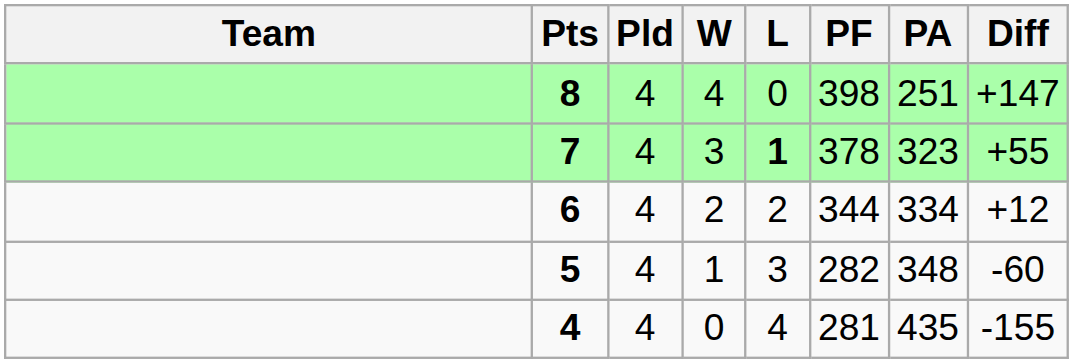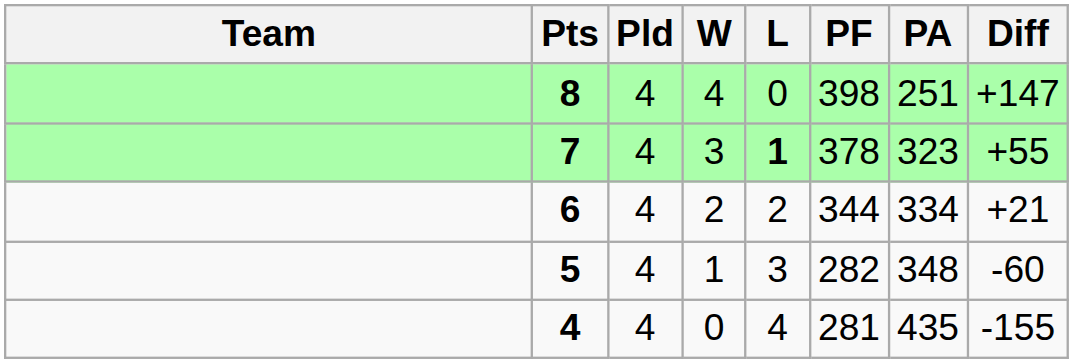(1018, 210) +12 -> (1018, 210) +21
